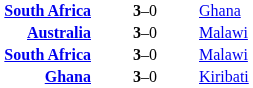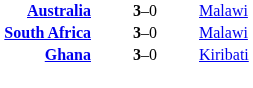- row: (48, 10)
